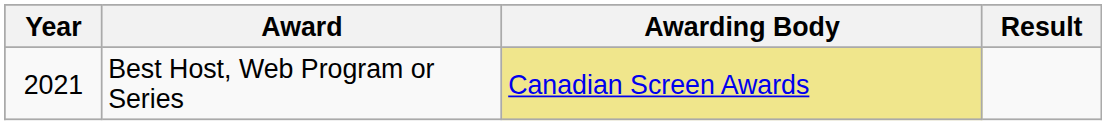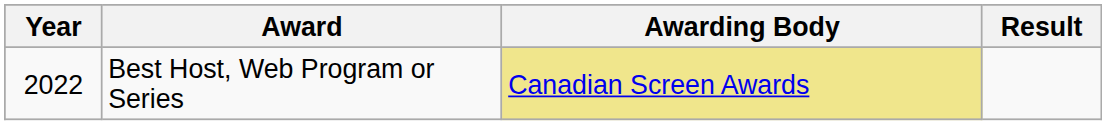(53, 84) 2021 -> (53, 84) 2022
